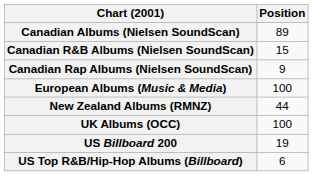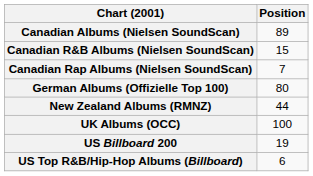(282, 69) 9 -> (282, 69) 7
- row: (130, 87)
+ row: (130, 87)
